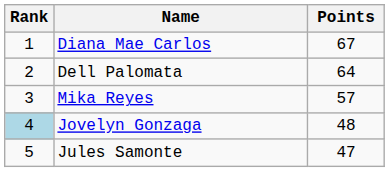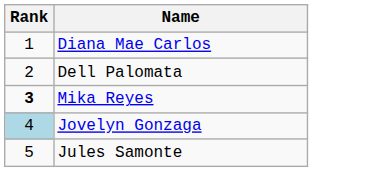- column: (346, 18)
(29, 99) normal -> (29, 99) bold
